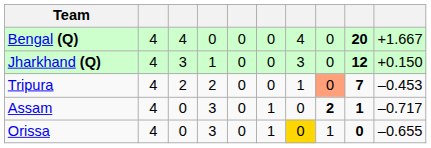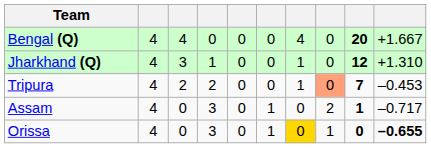(301, 62) 3 -> (301, 62) 1
(400, 62) +0.150 -> (400, 62) +1.310
(330, 108) bold -> (330, 108) normal
(400, 131) normal -> (400, 131) bold
